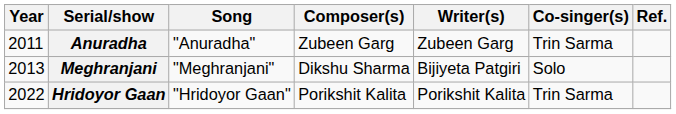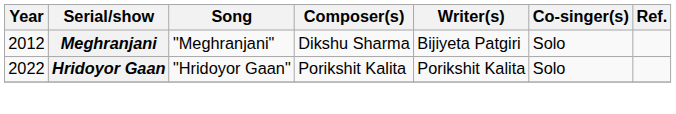- row: (109, 43)
(26, 69) 2013 -> (26, 43) 2012
(573, 95) Trin Sarma -> (549, 69) Solo
